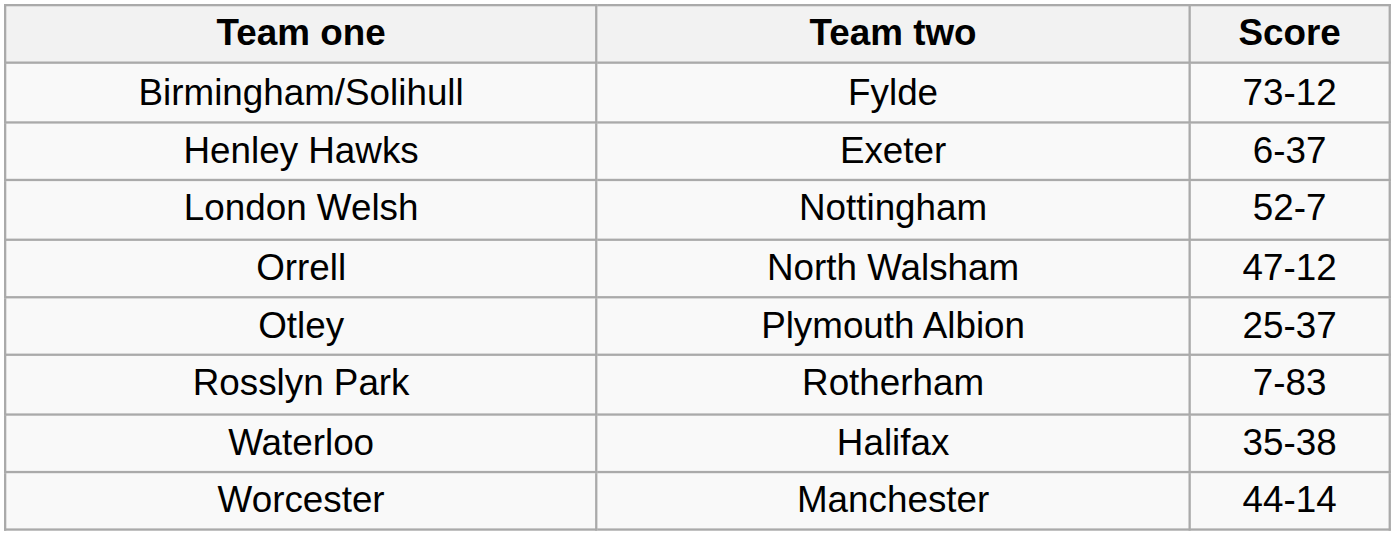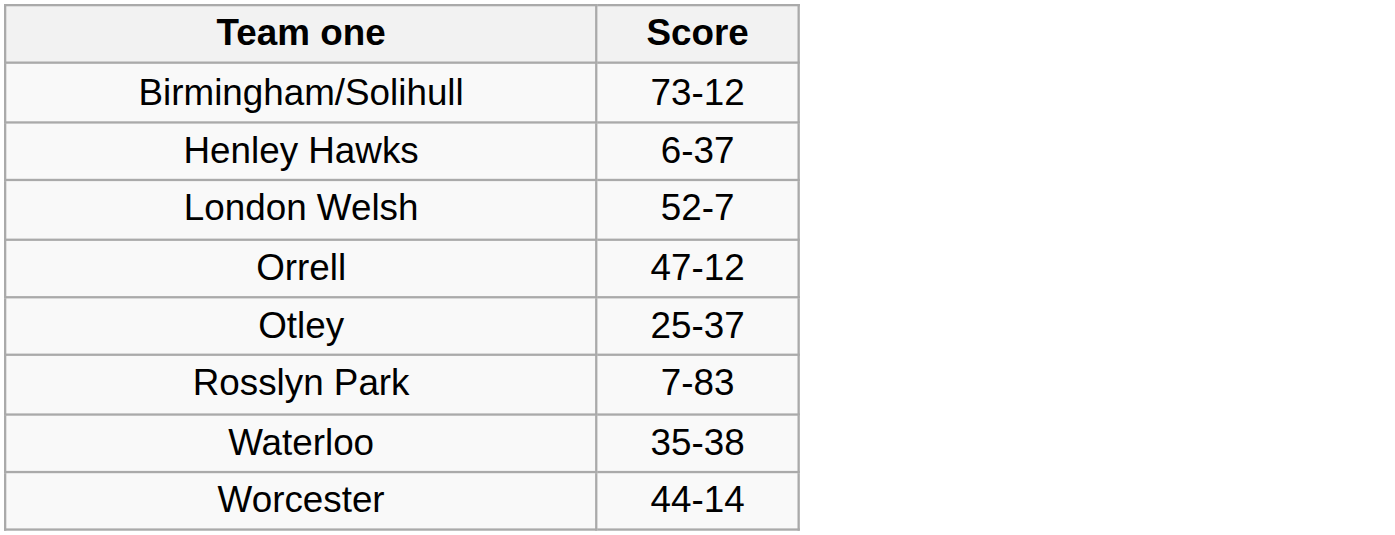- column: (893, 33)
